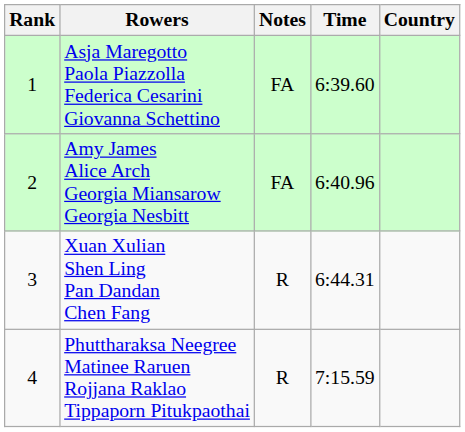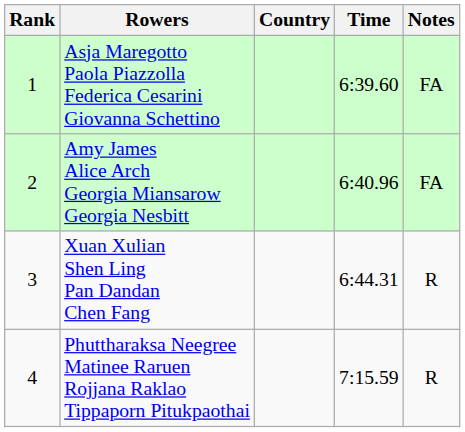columns swapped: (419, 20) <-> (282, 20)
